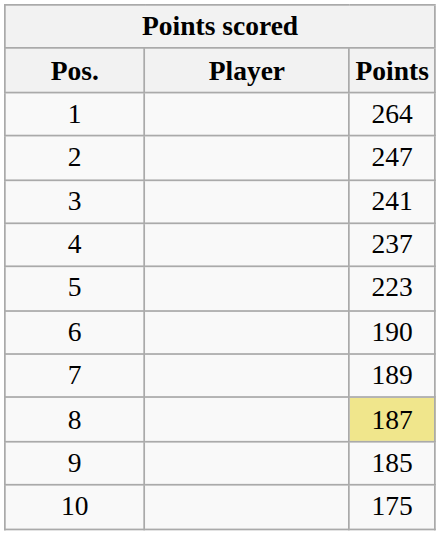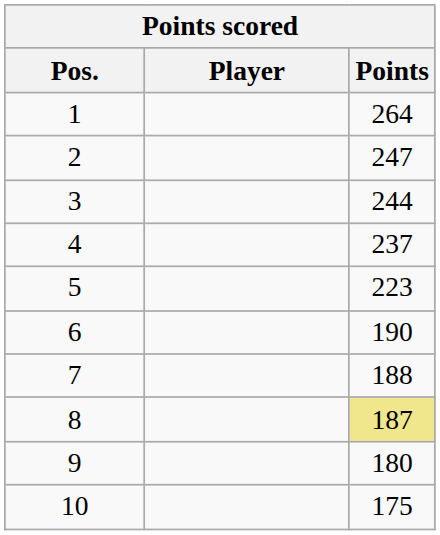(392, 200) 241 -> (392, 200) 244
(392, 375) 189 -> (392, 375) 188
(392, 462) 185 -> (392, 462) 180
